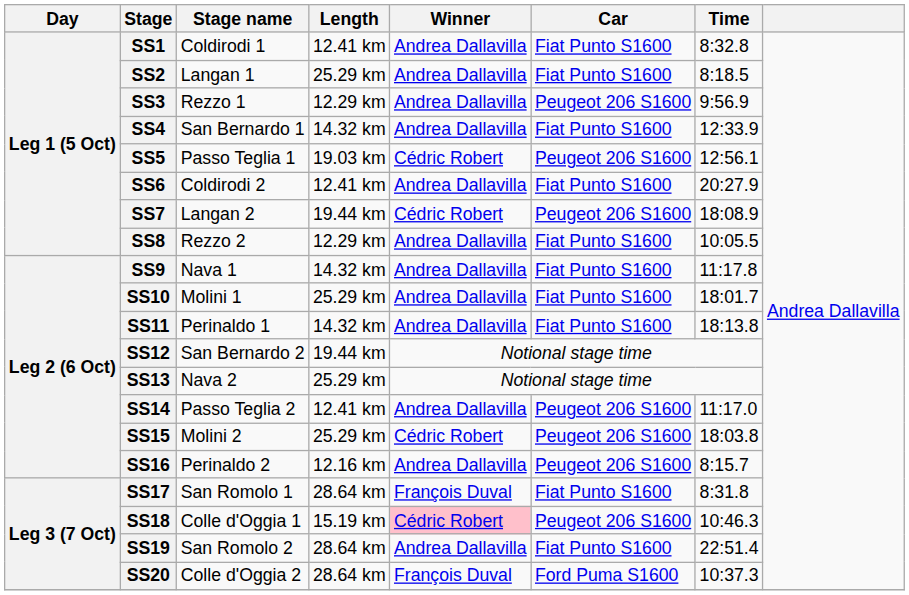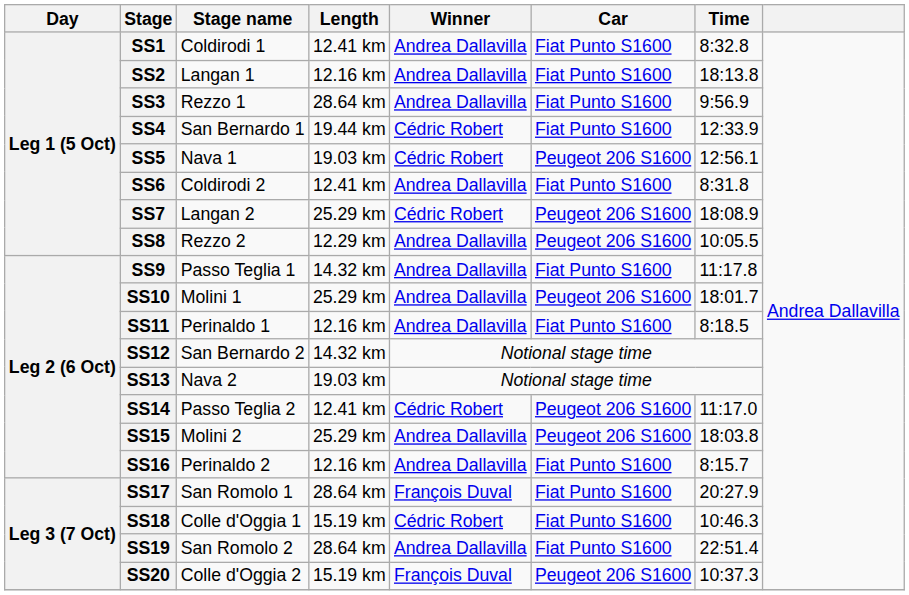(349, 74) 25.29 km -> (349, 74) 12.16 km
(724, 74) 8:18.5 -> (729, 74) 18:13.8
(349, 102) 12.29 km -> (349, 102) 28.64 km
(613, 102) Peugeot 206 S1600 -> (603, 102) Fiat Punto S1600
(349, 130) 14.32 km -> (349, 130) 19.44 km
(460, 130) Andrea Dallavilla -> (449, 130) Cédric Robert
(238, 158) Passo Teglia 1 -> (209, 158) Nava 1
(729, 185) 20:27.9 -> (724, 185) 8:31.8
(349, 213) 19.44 km -> (349, 213) 25.29 km
(603, 241) Fiat Punto S1600 -> (613, 241) Peugeot 206 S1600
(209, 269) Nava 1 -> (238, 269) Passo Teglia 1
(603, 297) Fiat Punto S1600 -> (613, 297) Peugeot 206 S1600
(349, 325) 14.32 km -> (349, 325) 12.16 km
(729, 325) 18:13.8 -> (724, 325) 8:18.5
(349, 353) 19.44 km -> (349, 353) 14.32 km
(349, 380) 25.29 km -> (349, 380) 19.03 km
(460, 408) Andrea Dallavilla -> (449, 408) Cédric Robert
(449, 436) Cédric Robert -> (460, 436) Andrea Dallavilla
(613, 464) Peugeot 206 S1600 -> (603, 464) Fiat Punto S1600
(724, 492) 8:31.8 -> (729, 492) 20:27.9
(449, 520) pink background -> (449, 520) no background
(613, 520) Peugeot 206 S1600 -> (603, 520) Fiat Punto S1600
(349, 576) 28.64 km -> (349, 576) 15.19 km
(607, 576) Ford Puma S1600 -> (613, 576) Peugeot 206 S1600
